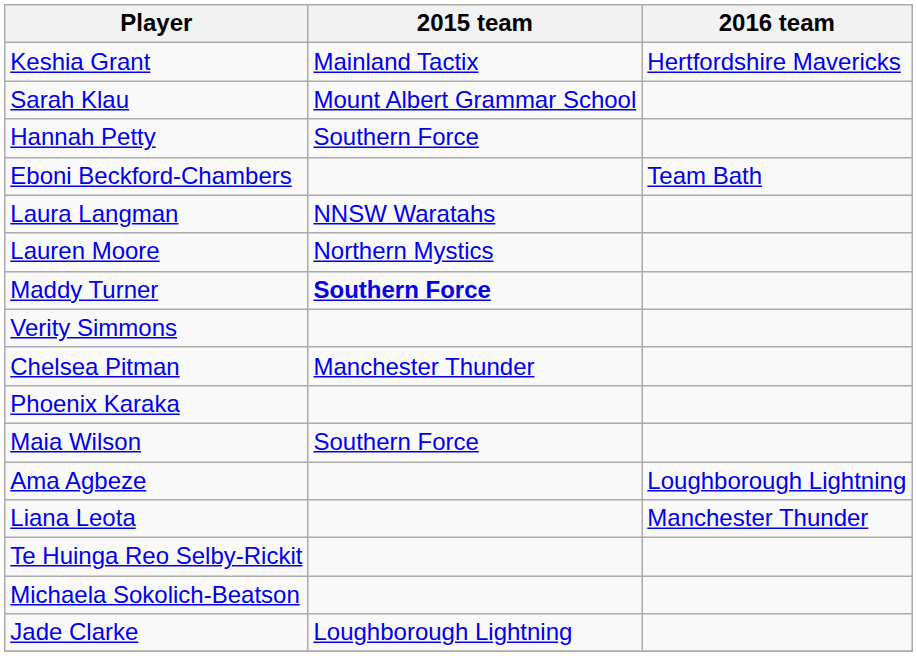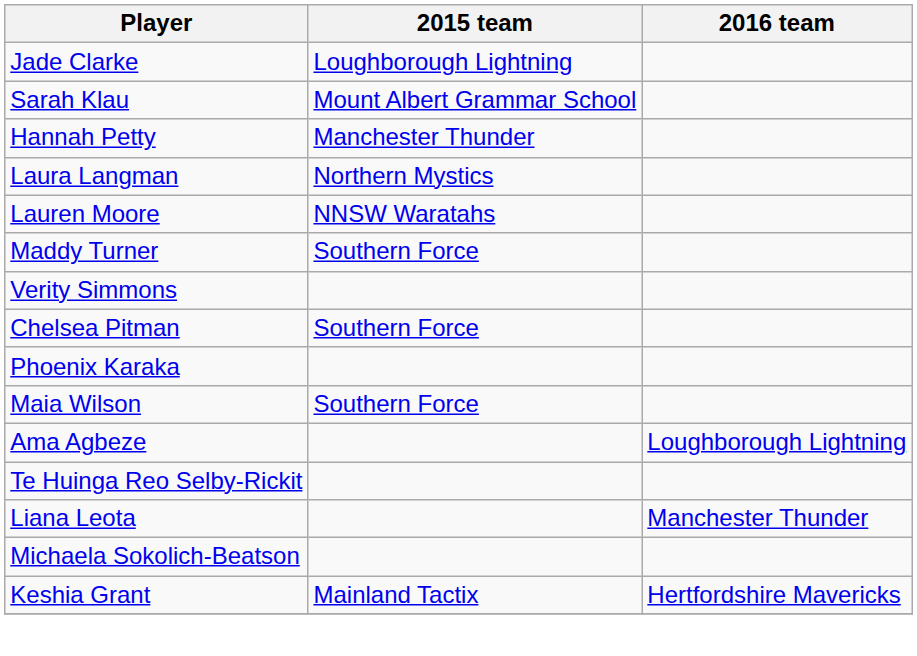rows swapped: (74, 632) <-> (80, 61)
(396, 137) Southern Force -> (424, 137) Manchester Thunder
- row: (151, 175)
(404, 213) NNSW Waratahs -> (403, 175) Northern Mystics
(403, 251) Northern Mystics -> (404, 213) NNSW Waratahs
(402, 289) bold -> (396, 251) normal
(424, 366) Manchester Thunder -> (396, 328) Southern Force
rows swapped: (73, 518) <-> (156, 556)
